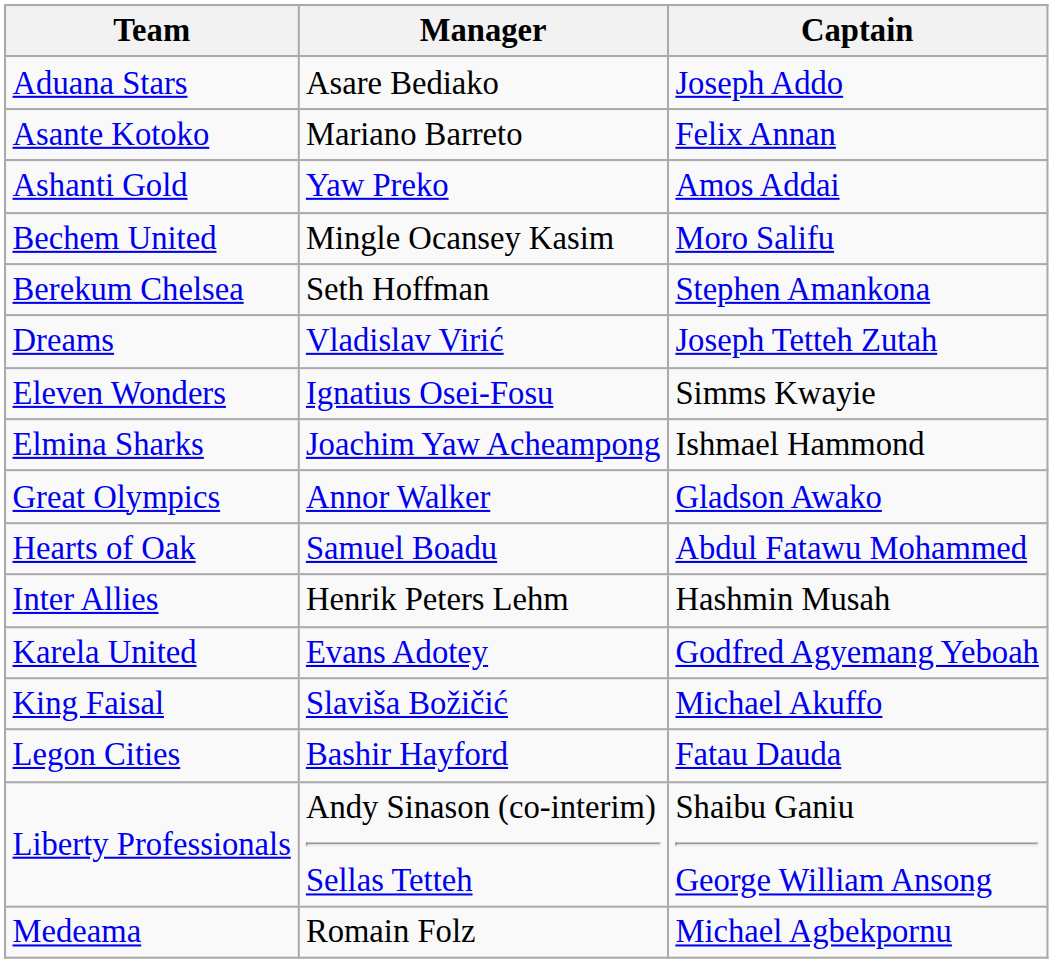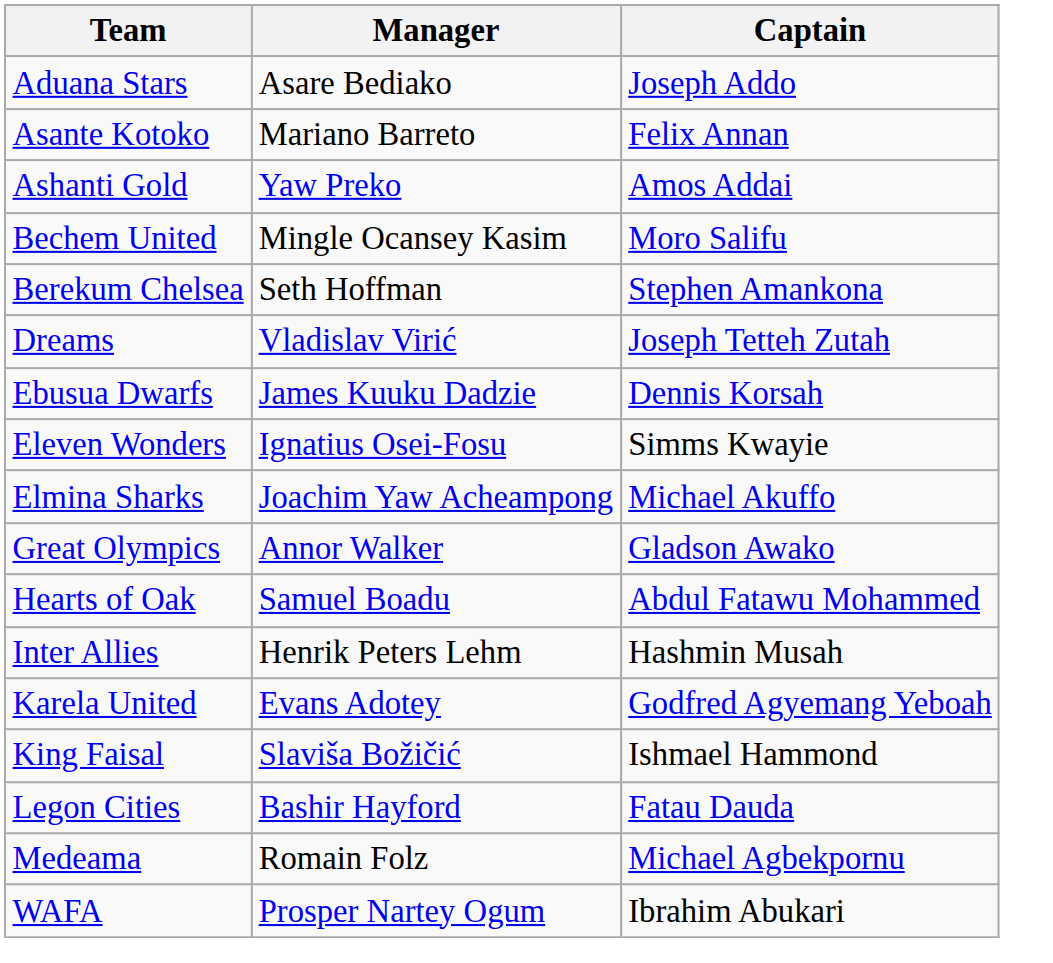+ row: (113, 392)
(800, 444) Ishmael Hammond -> (732, 496) Michael Akuffo
(779, 703) Michael Akuffo -> (753, 755) Ishmael Hammond
- row: (152, 843)
+ row: (58, 910)
